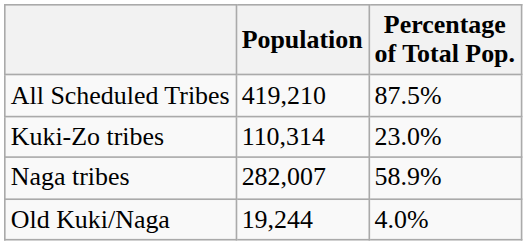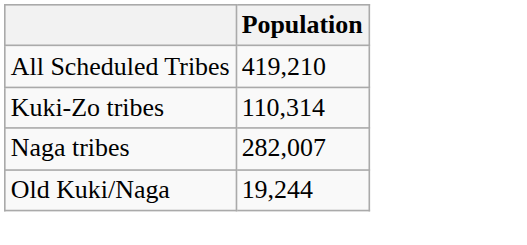- column: (445, 39)
